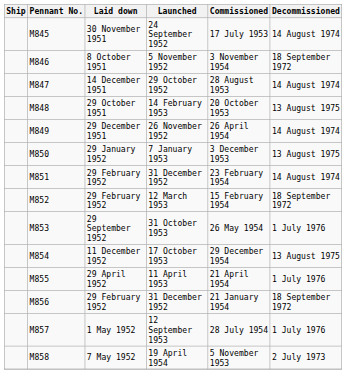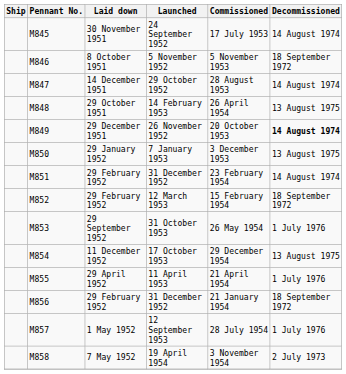(234, 62) 3 November 1954 -> (234, 62) 5 November 1953
(234, 108) 20 October 1953 -> (229, 108) 26 April 1954
(229, 131) 26 April 1954 -> (234, 131) 20 October 1953
(306, 131) normal -> (306, 131) bold
(234, 357) 5 November 1953 -> (234, 357) 3 November 1954
